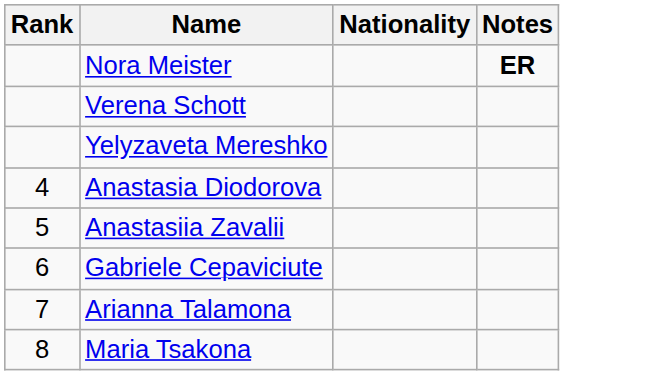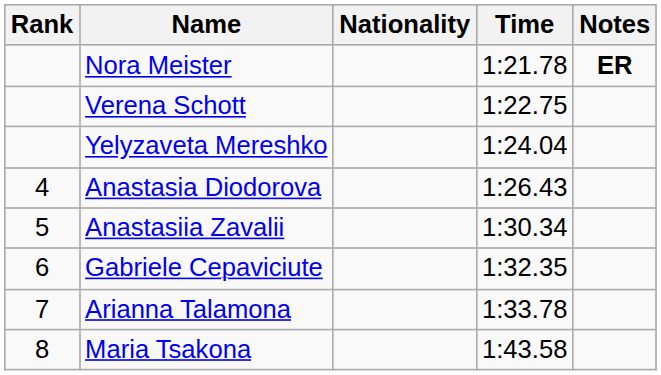+ column: (525, 24)
